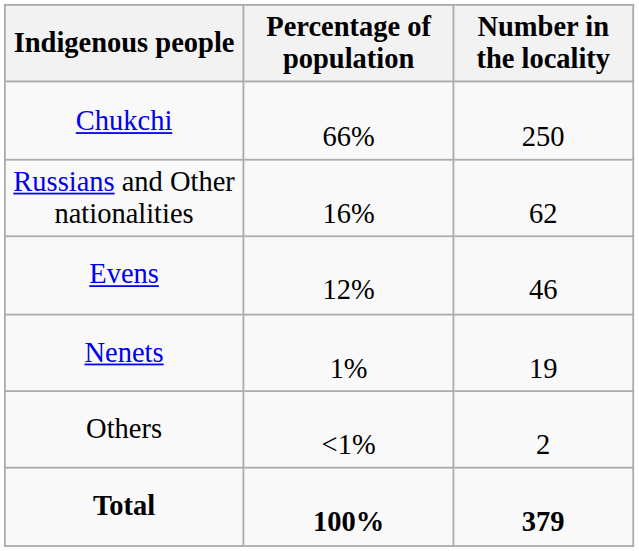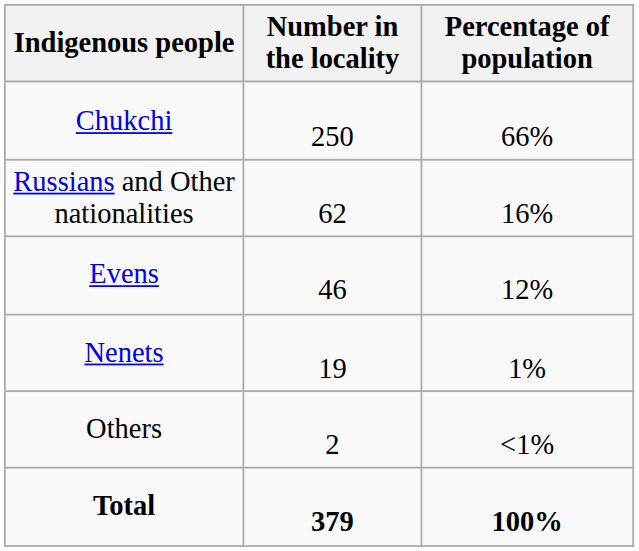columns swapped: (543, 43) <-> (349, 43)
